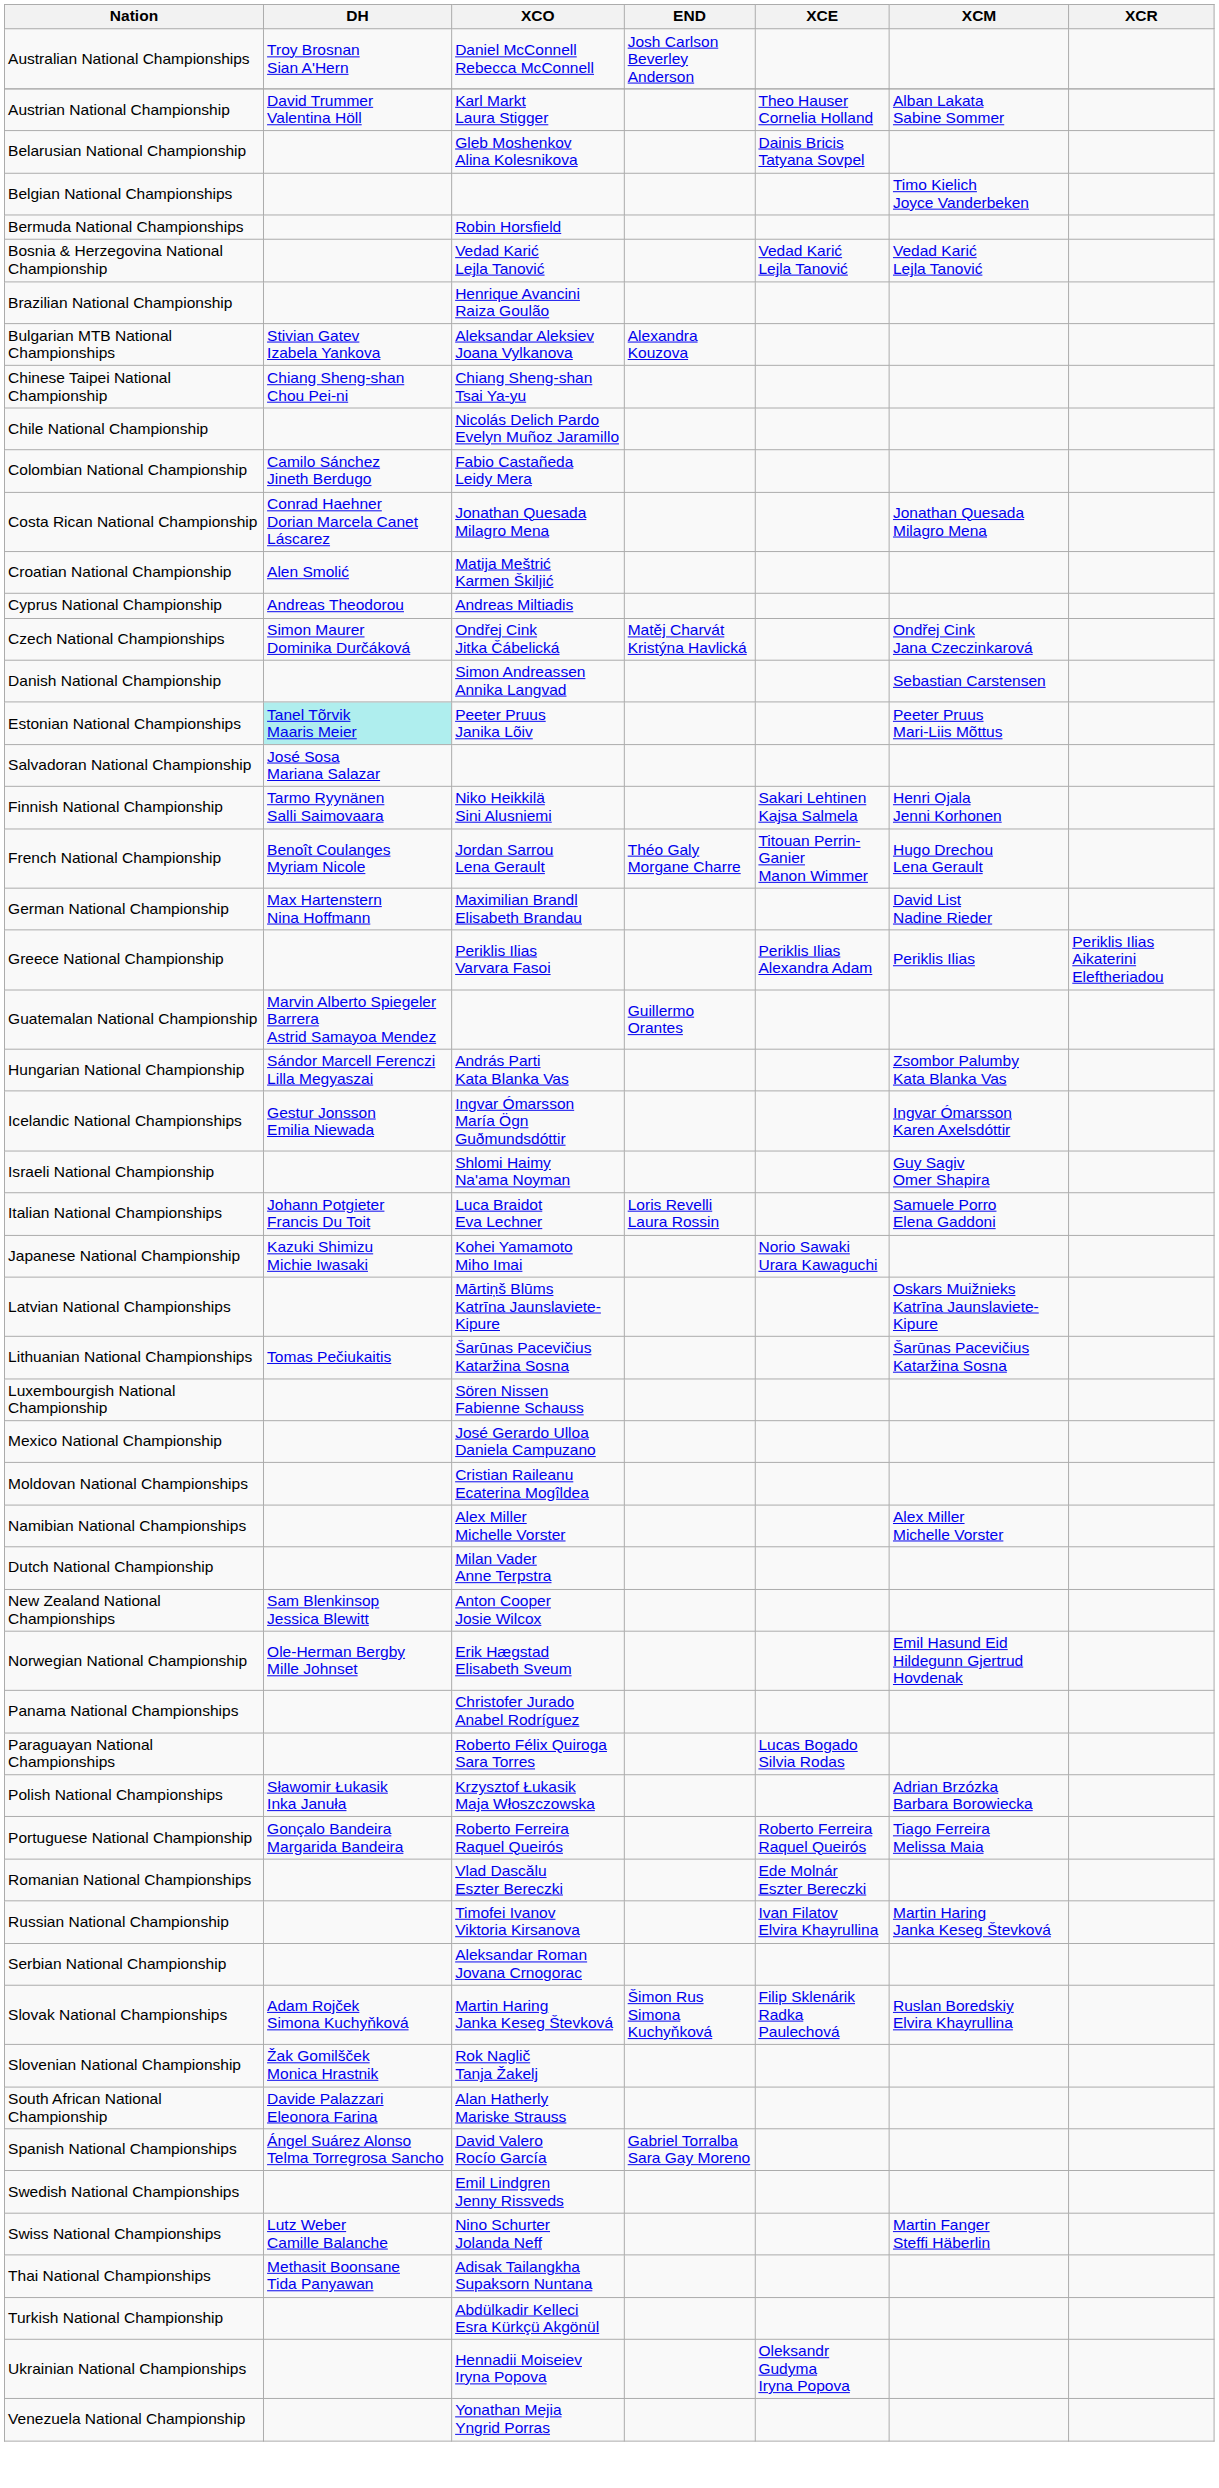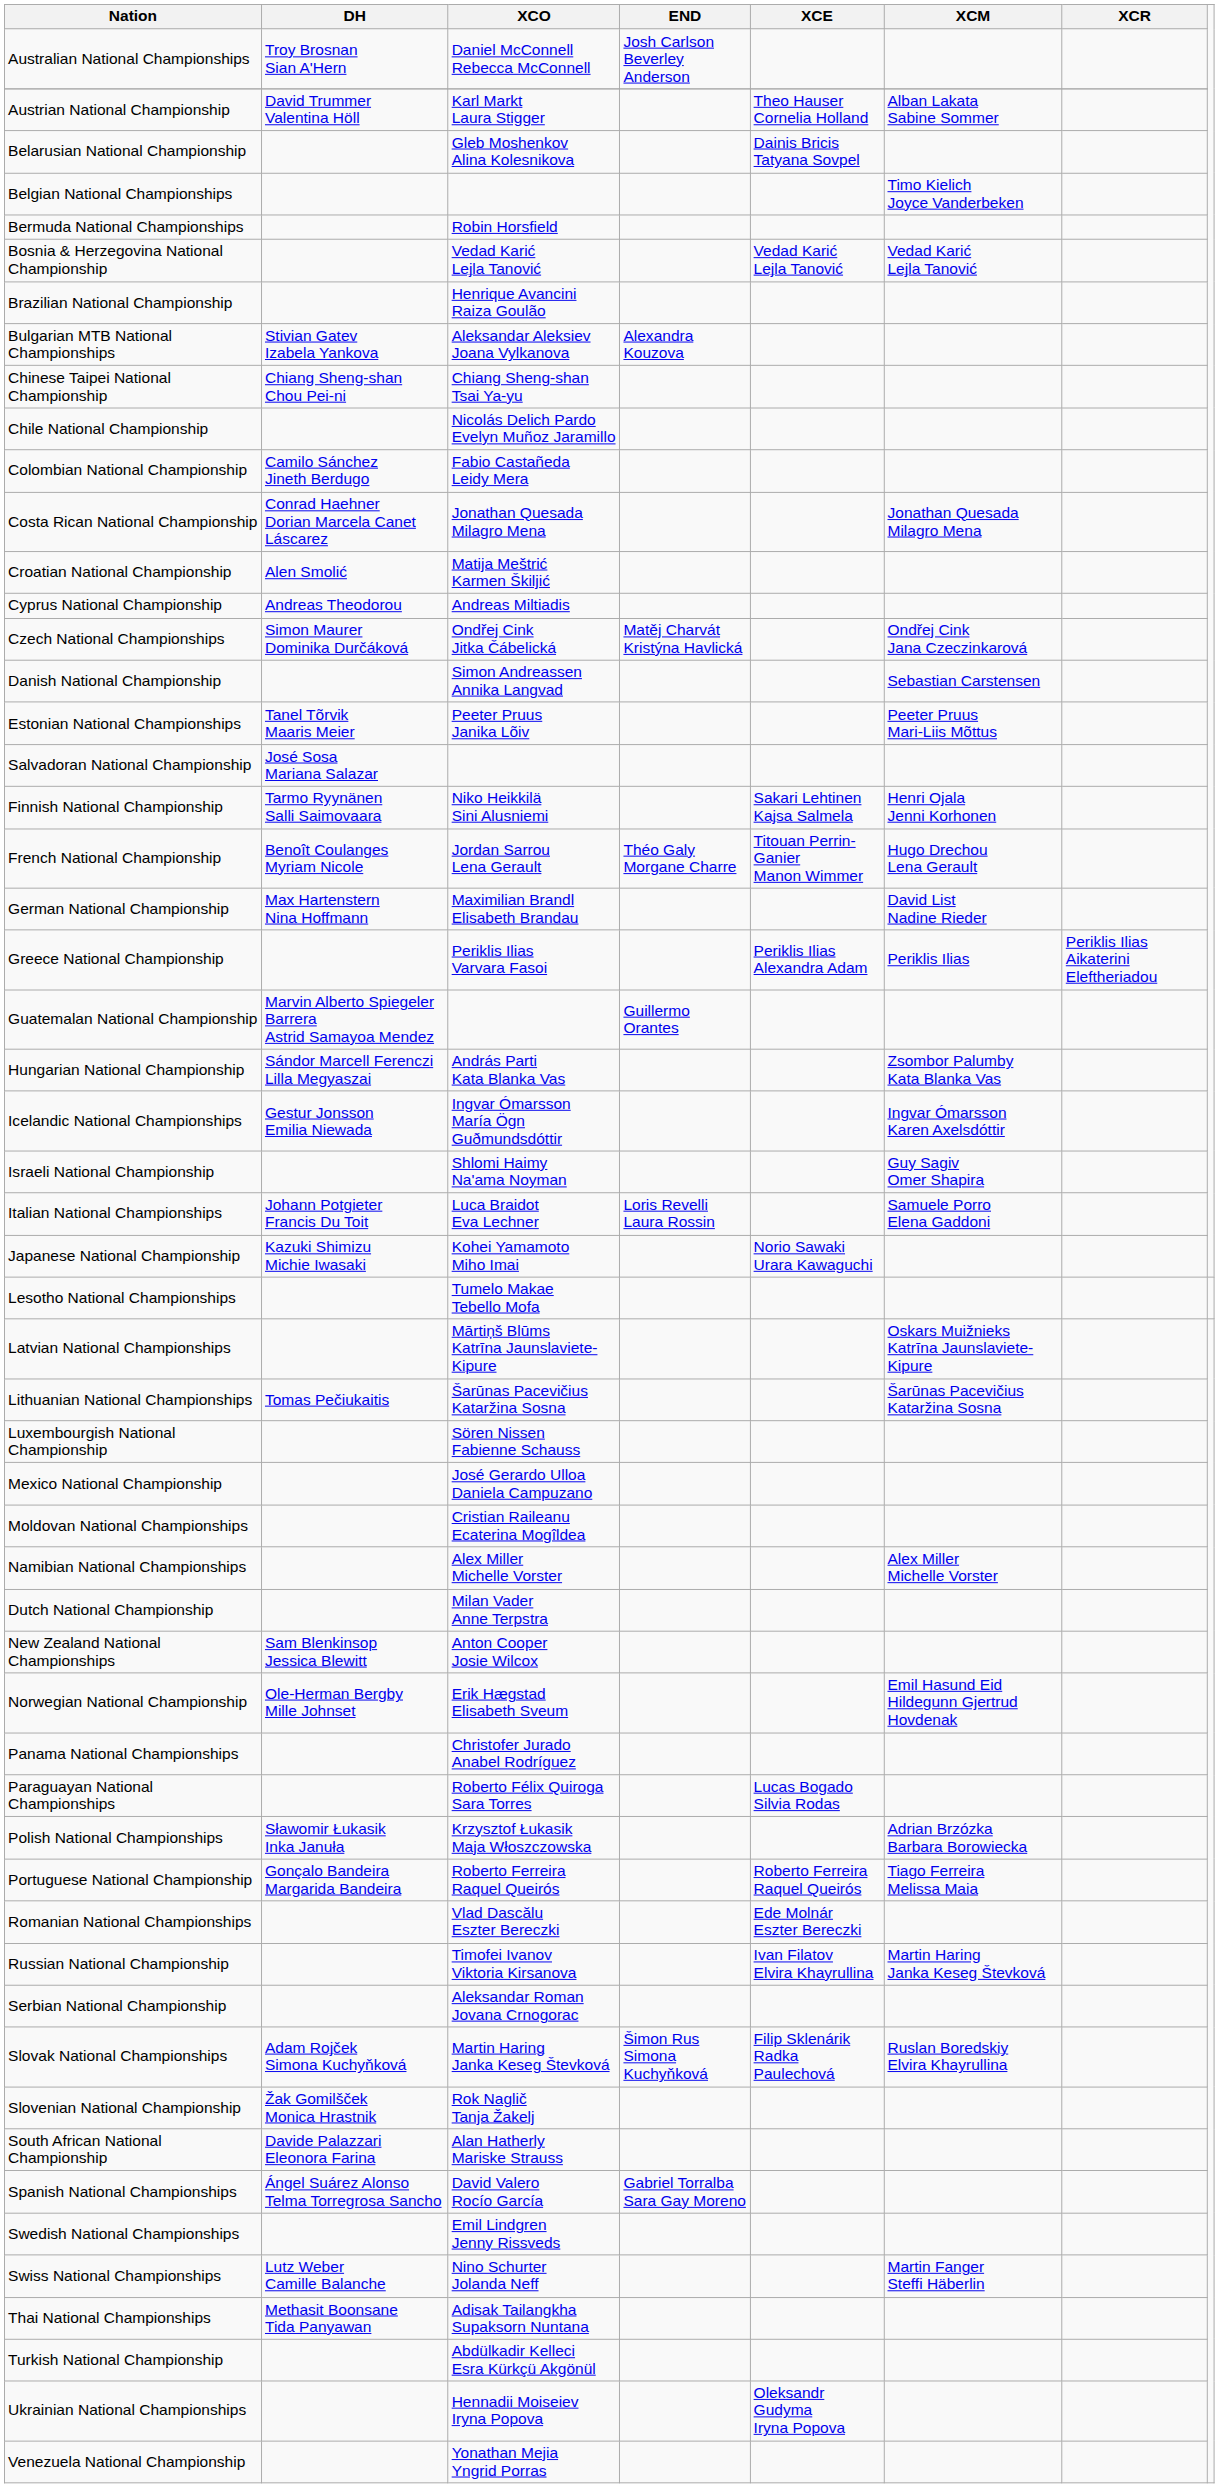(312, 723) paleturquoise background -> (310, 723) no background
+ row: (122, 1298)
